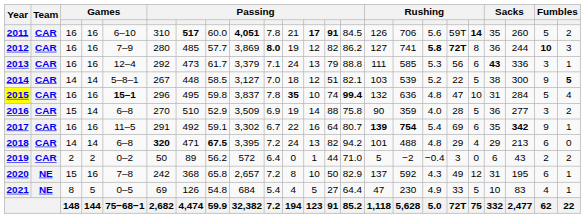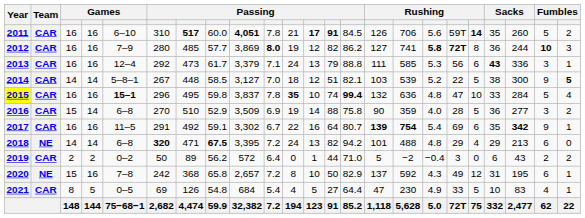(495, 95) 31 -> (495, 95) 33
(46, 142) CAR -> (46, 142) NE
(46, 189) NE -> (46, 189) CAR
